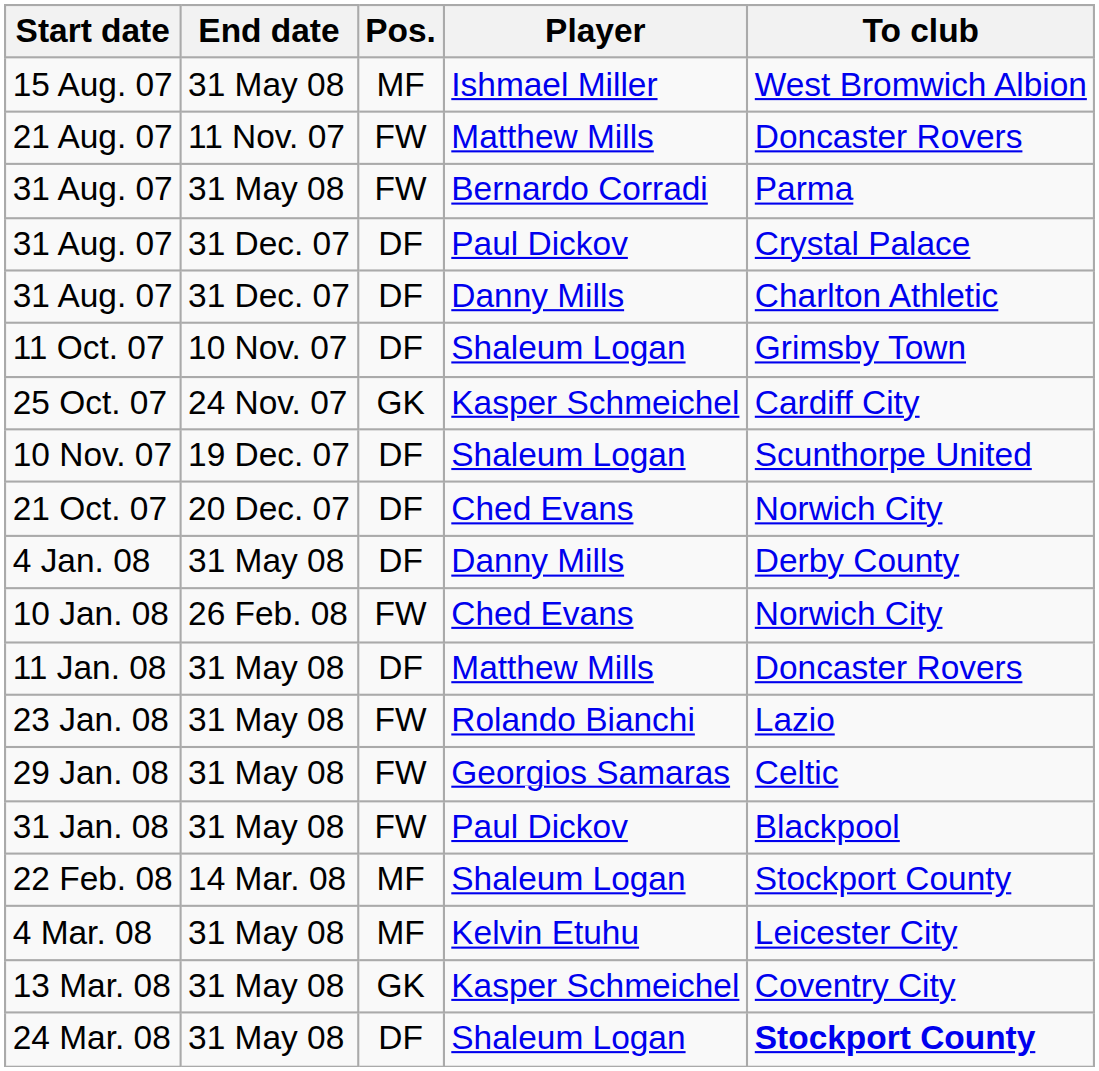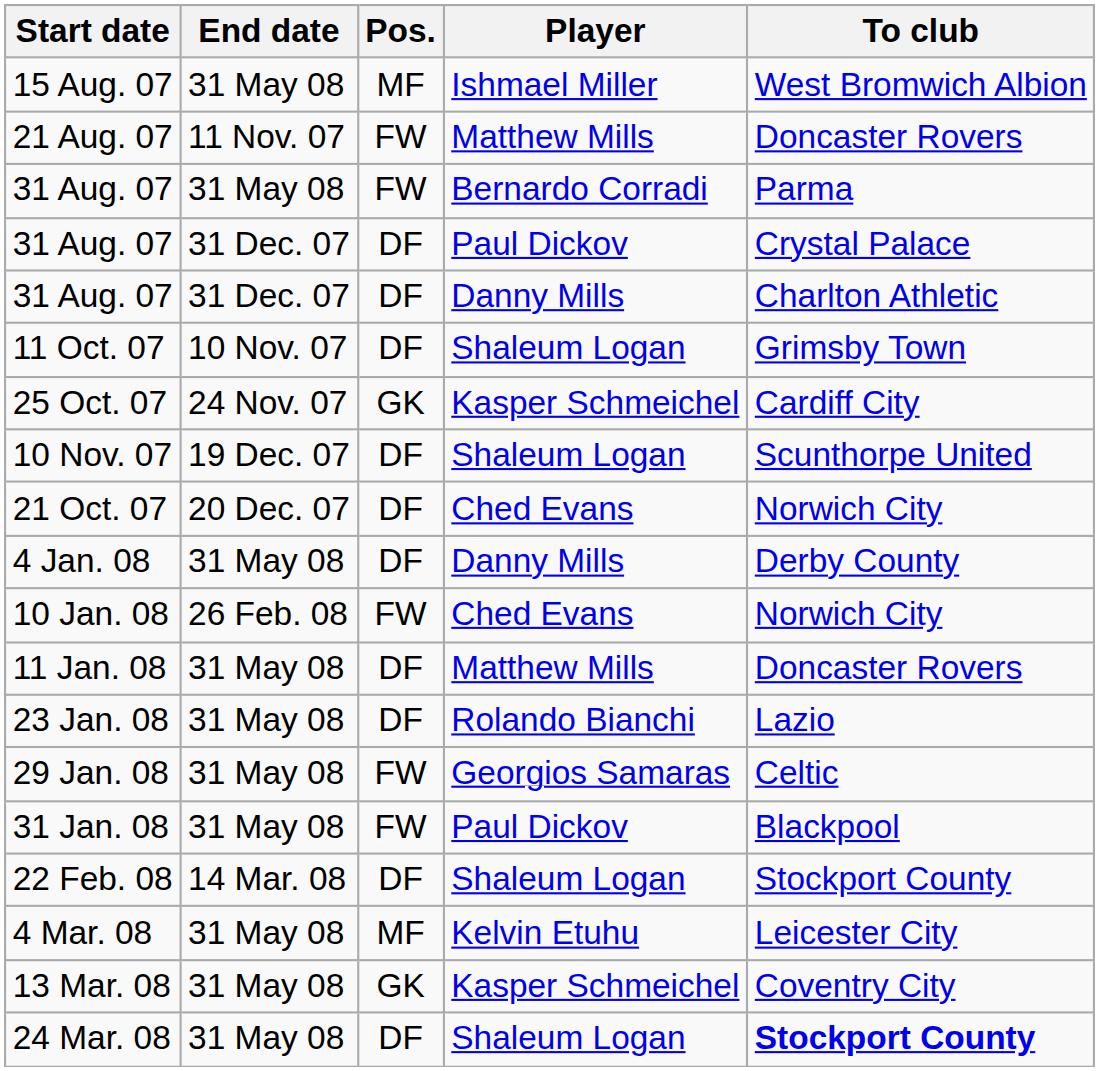(401, 720) FW -> (401, 720) DF
(401, 879) MF -> (401, 879) DF
